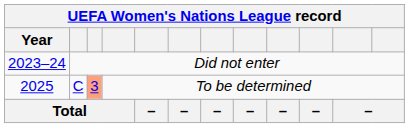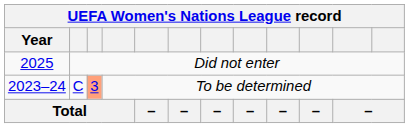(37, 63) 2023–24 -> (37, 63) 2025
(37, 87) 2025 -> (37, 87) 2023–24
